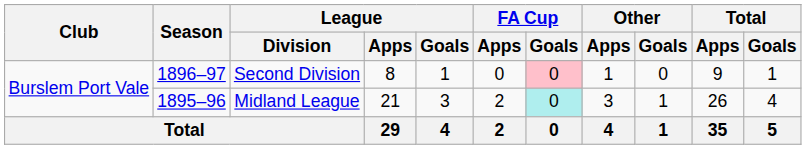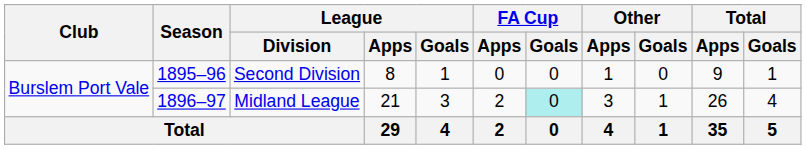(192, 74) 1896–97 -> (192, 74) 1895–96
(554, 74) pink background -> (554, 74) no background
(192, 102) 1895–96 -> (192, 102) 1896–97
